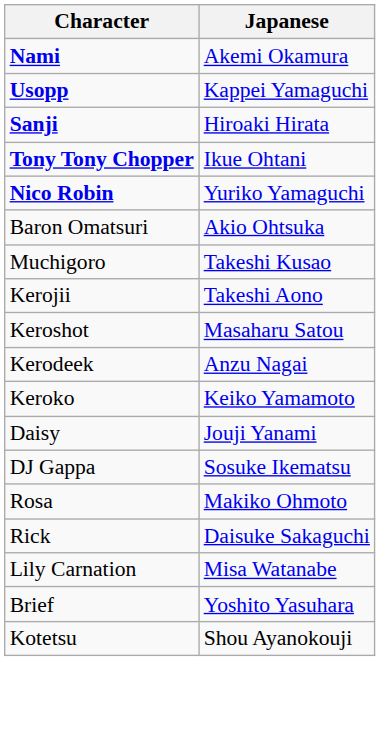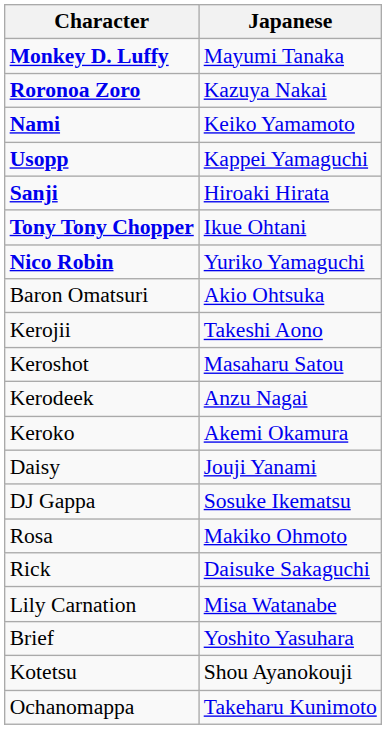+ row: (89, 55)
+ row: (75, 90)
(276, 55) Akemi Okamura -> (279, 124) Keiko Yamamoto
- row: (58, 261)
(279, 398) Keiko Yamamoto -> (276, 432) Akemi Okamura
+ row: (72, 706)
